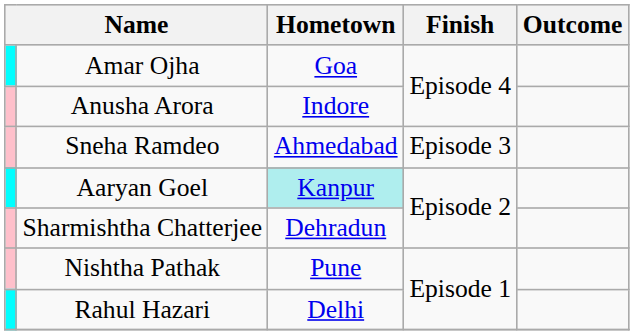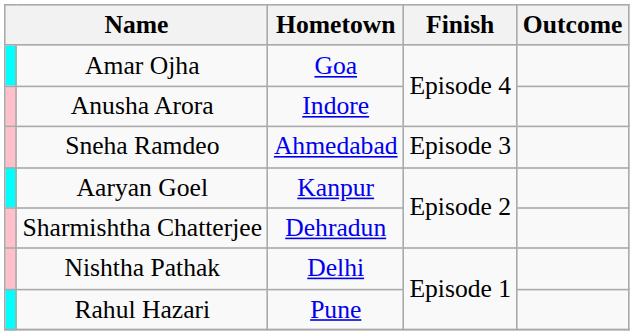(336, 187) paleturquoise background -> (336, 187) no background
(336, 268) Pune -> (336, 268) Delhi
(336, 308) Delhi -> (336, 308) Pune
